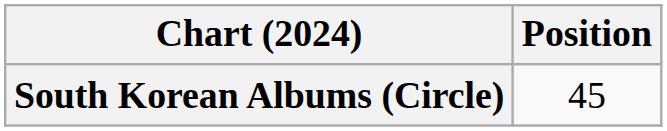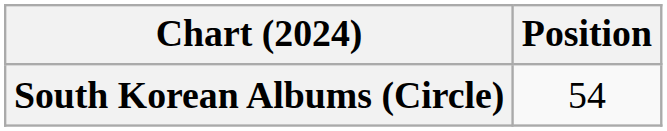(587, 94) 45 -> (587, 94) 54
